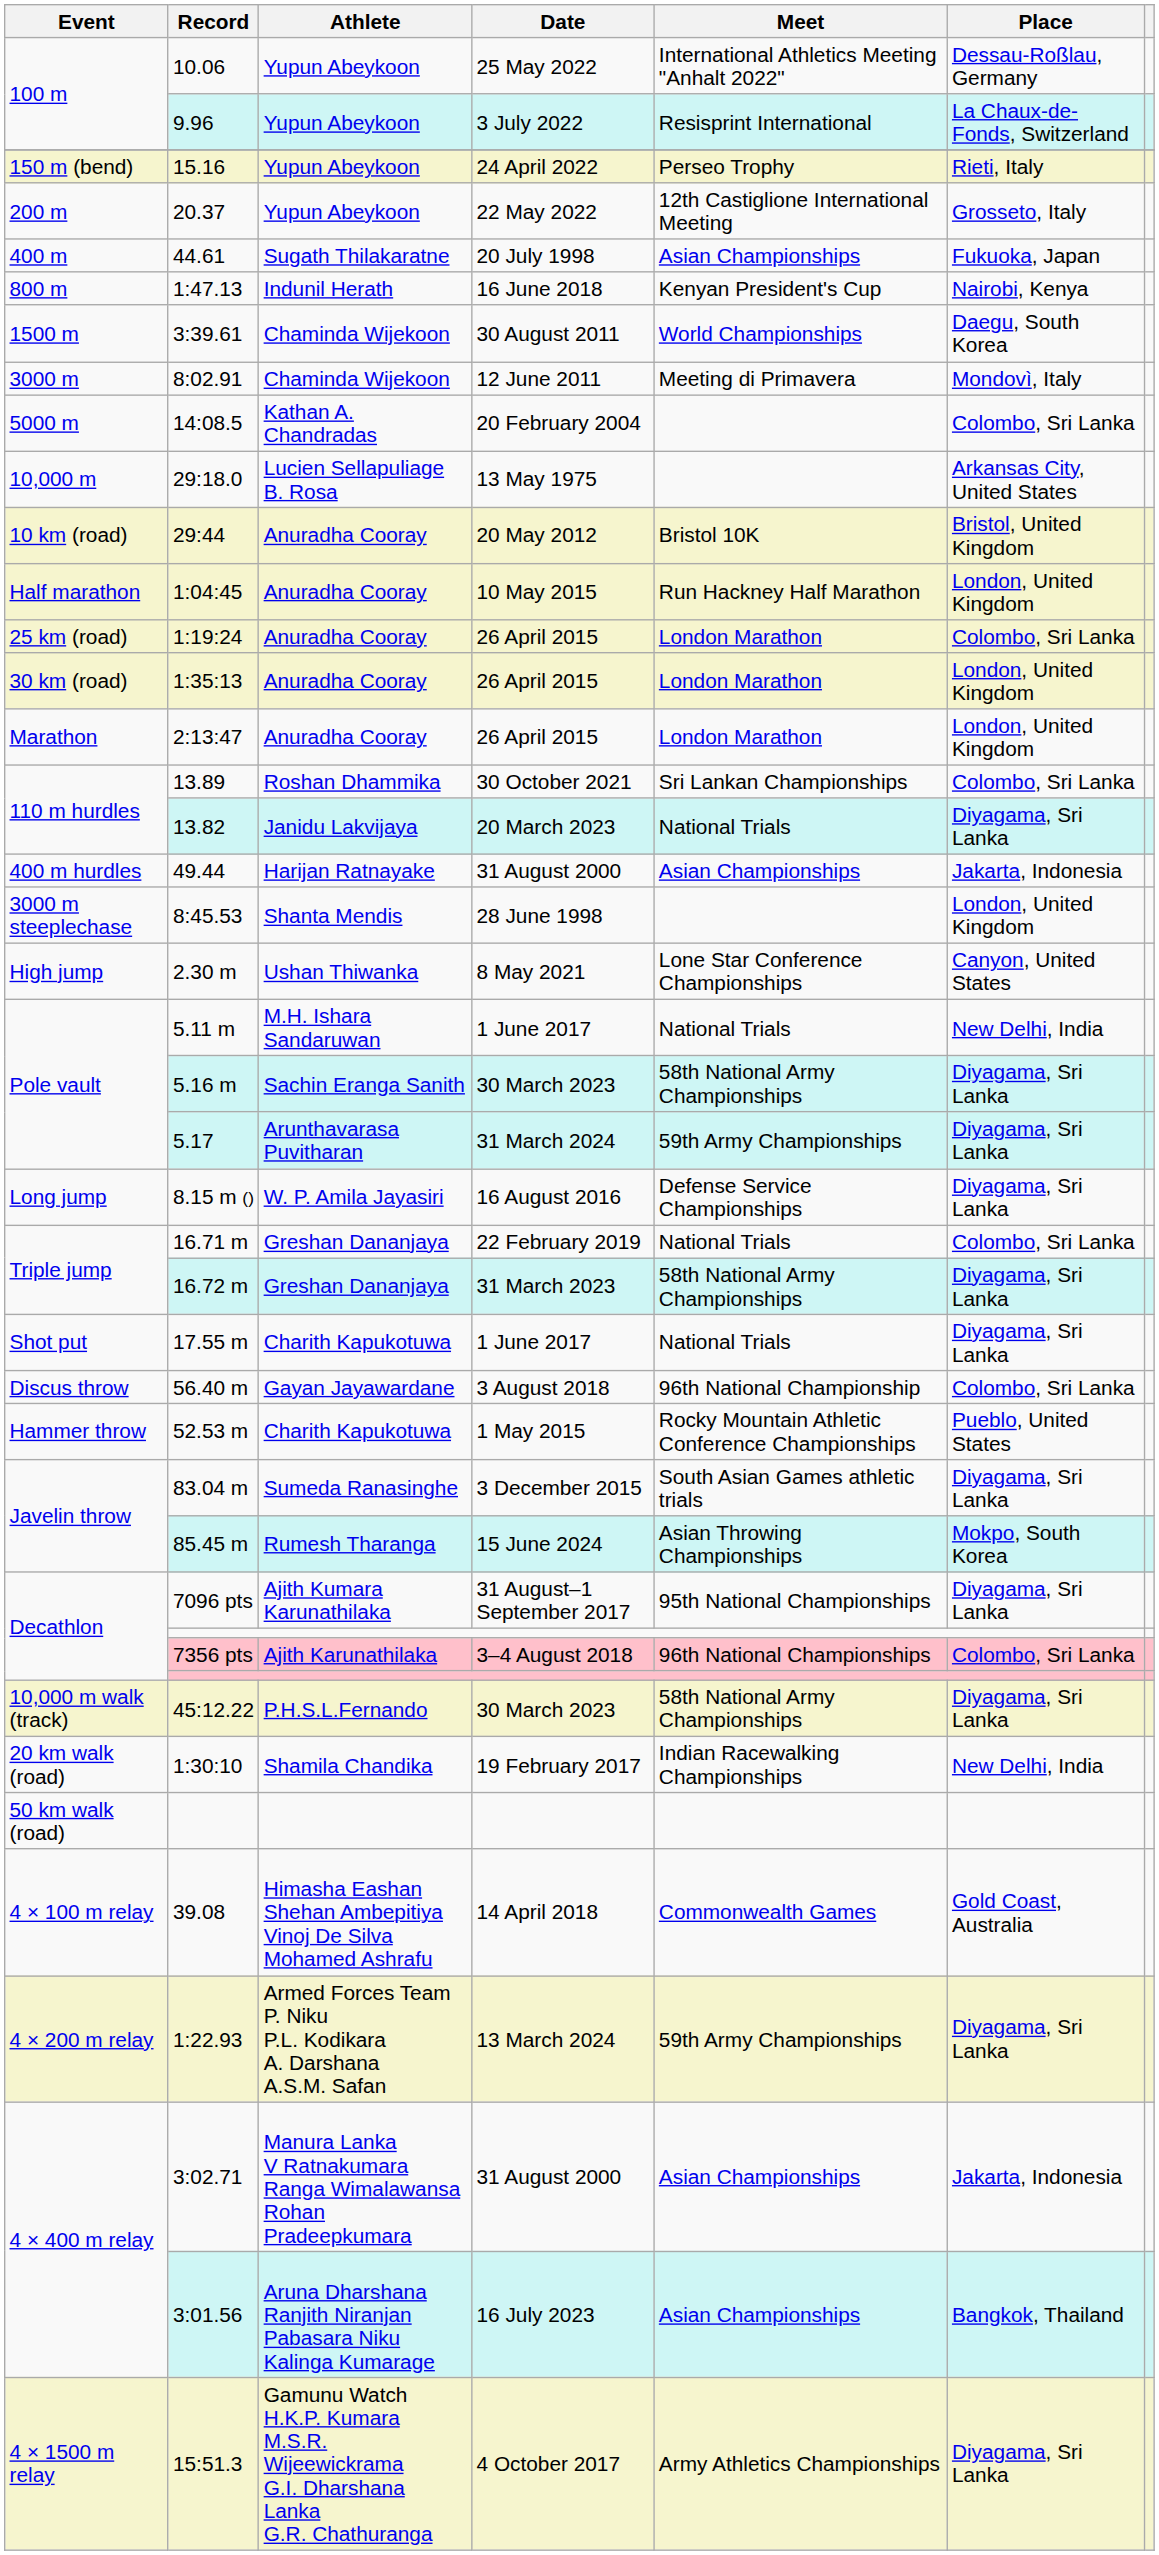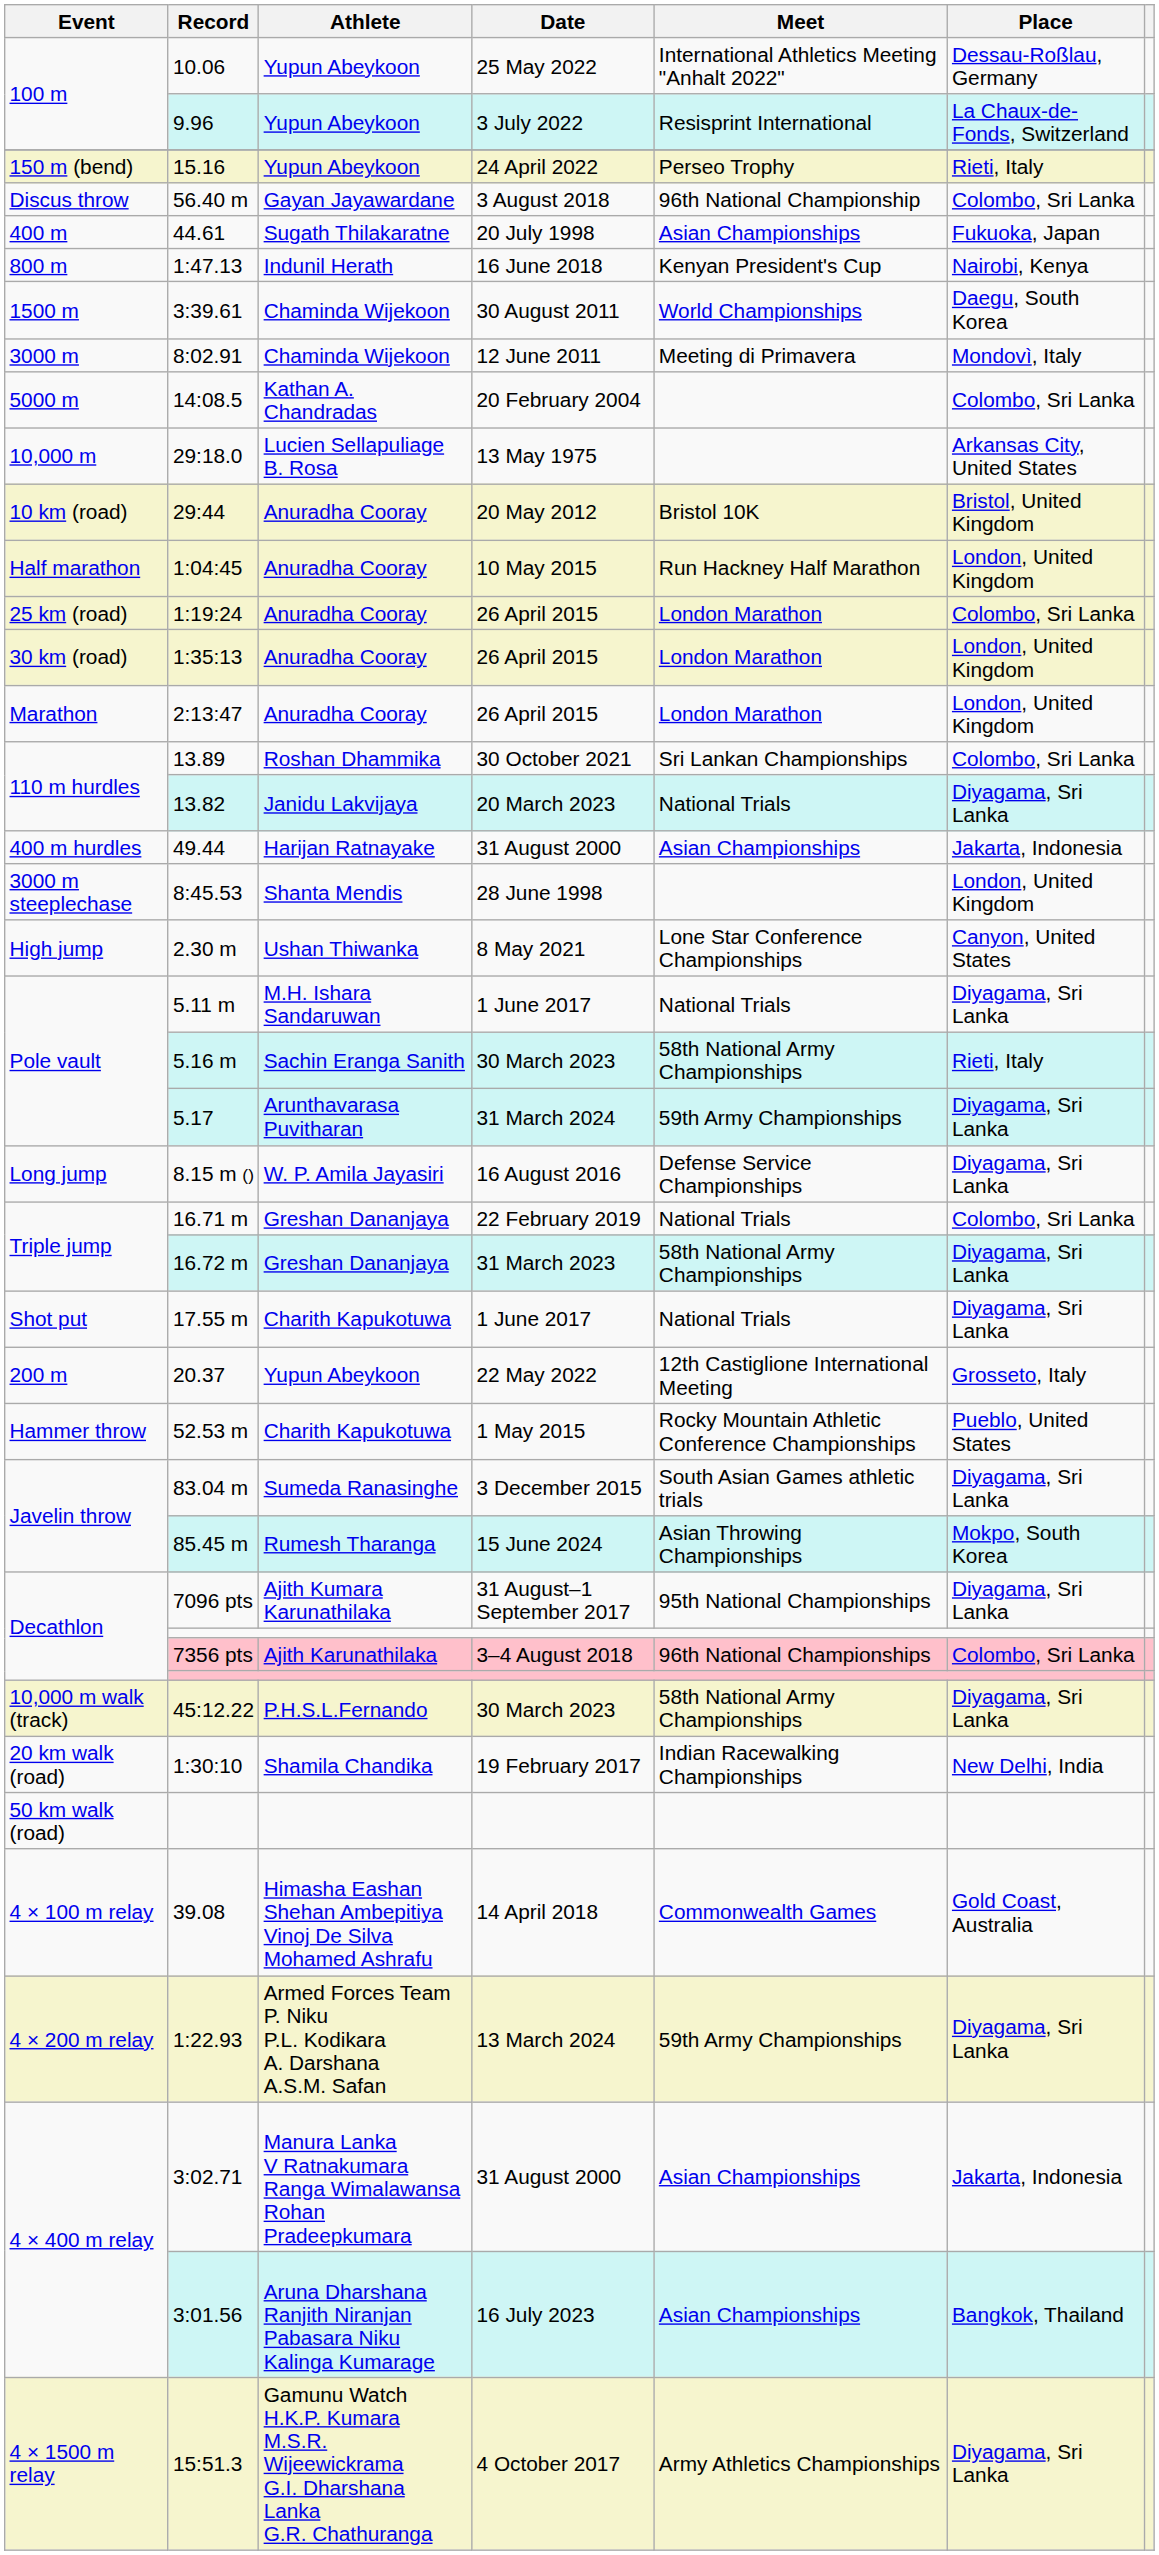rows swapped: (38, 211) <-> (69, 1387)
(1028, 1028) New Delhi, India -> (1017, 1005) Diyagama, Sri Lanka
(1017, 1084) Diyagama, Sri Lanka -> (998, 1061) Rieti, Italy
